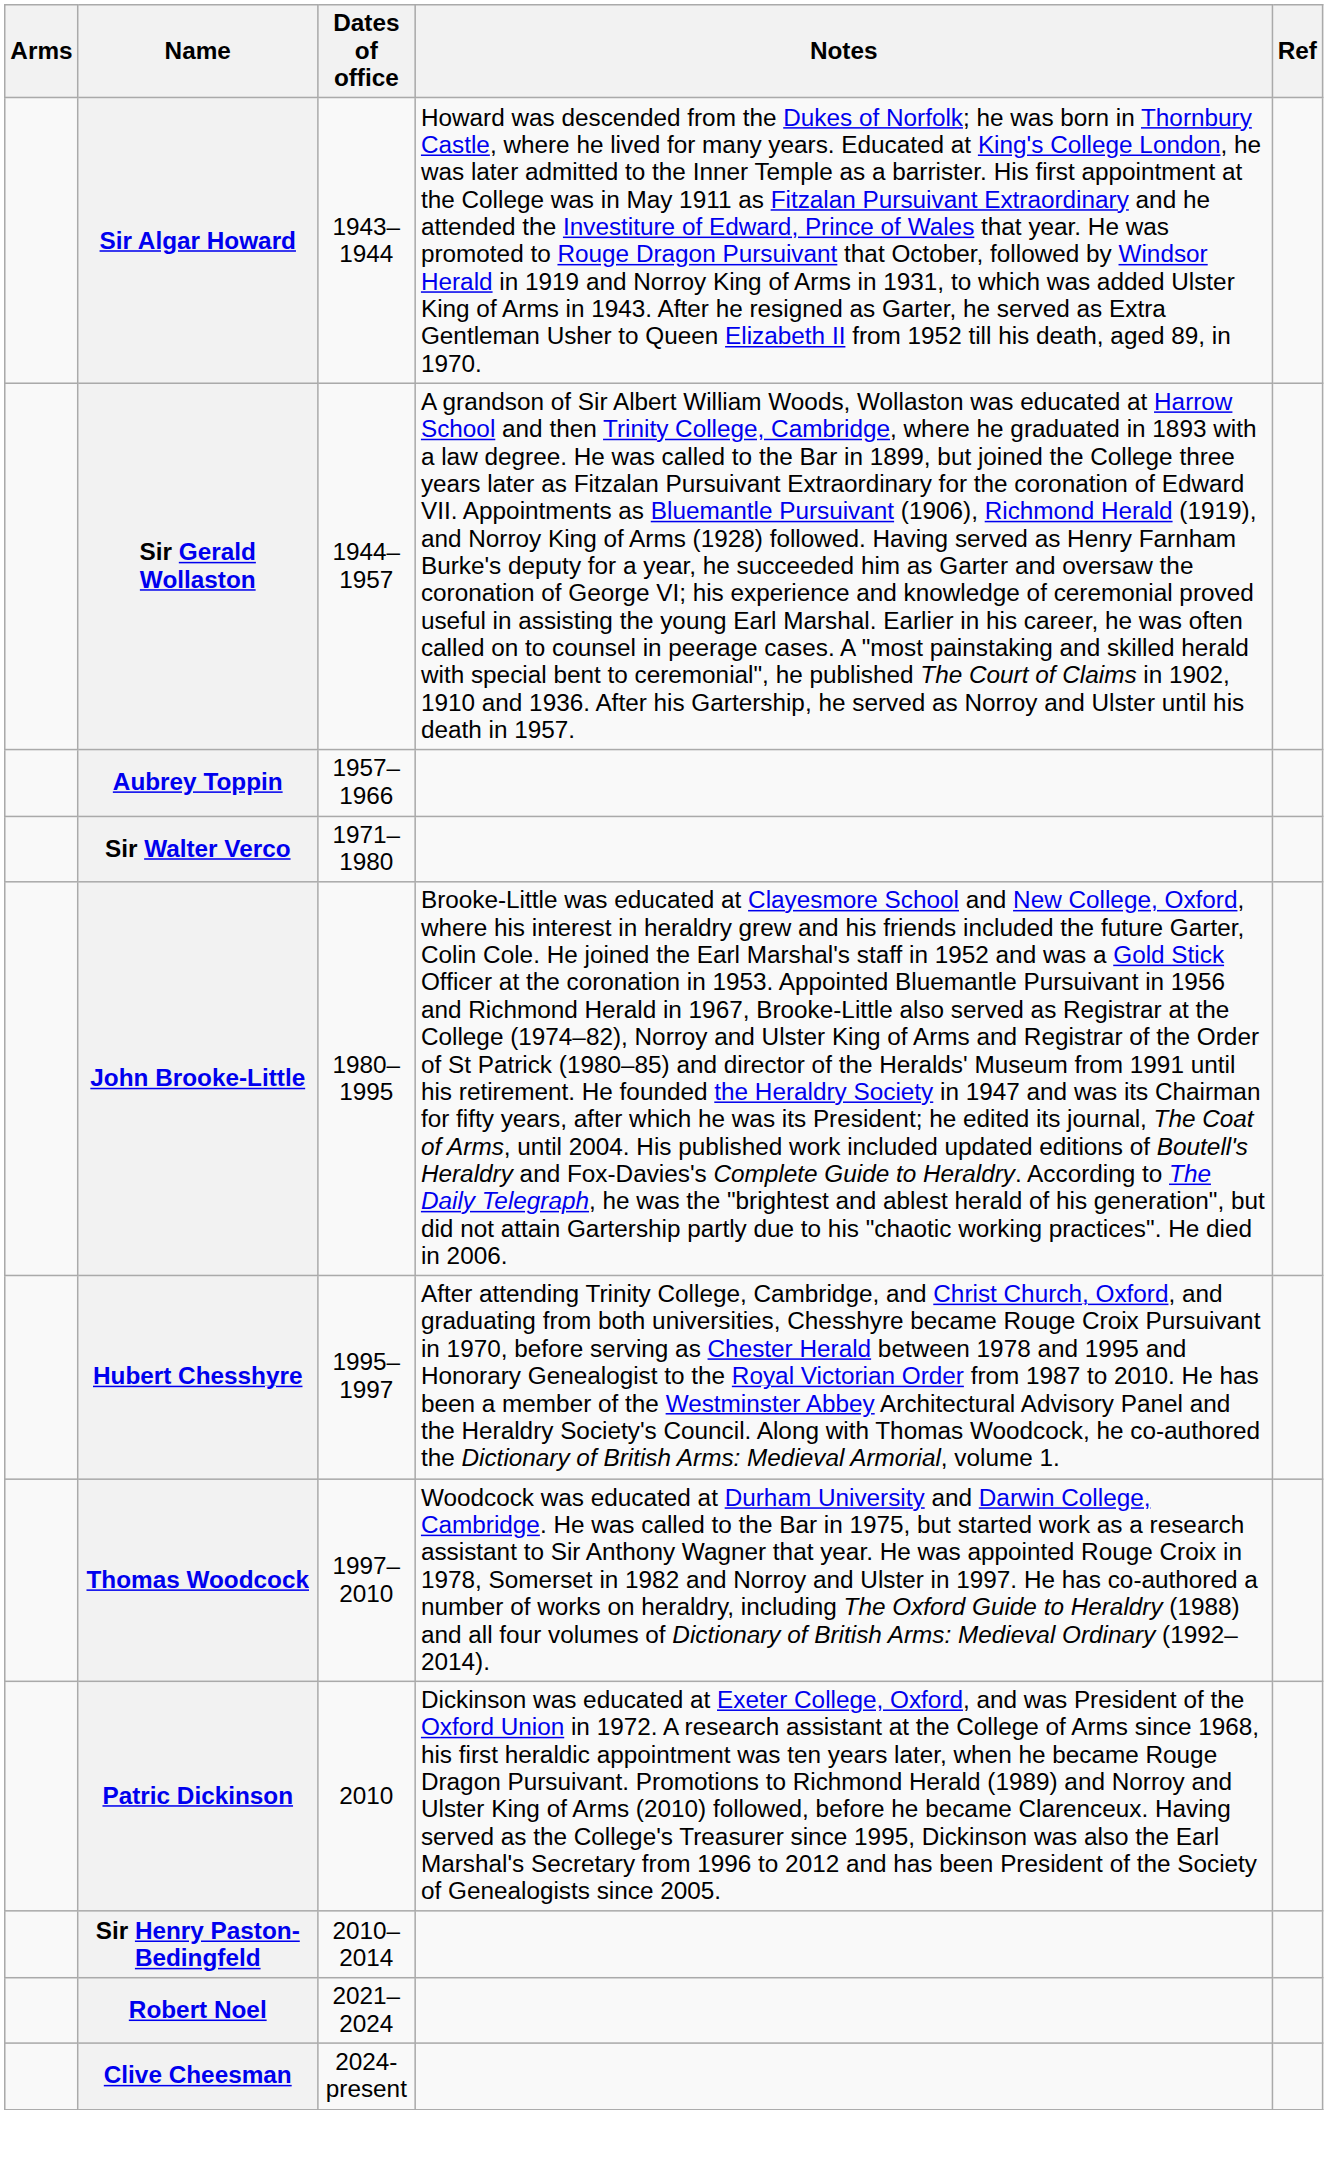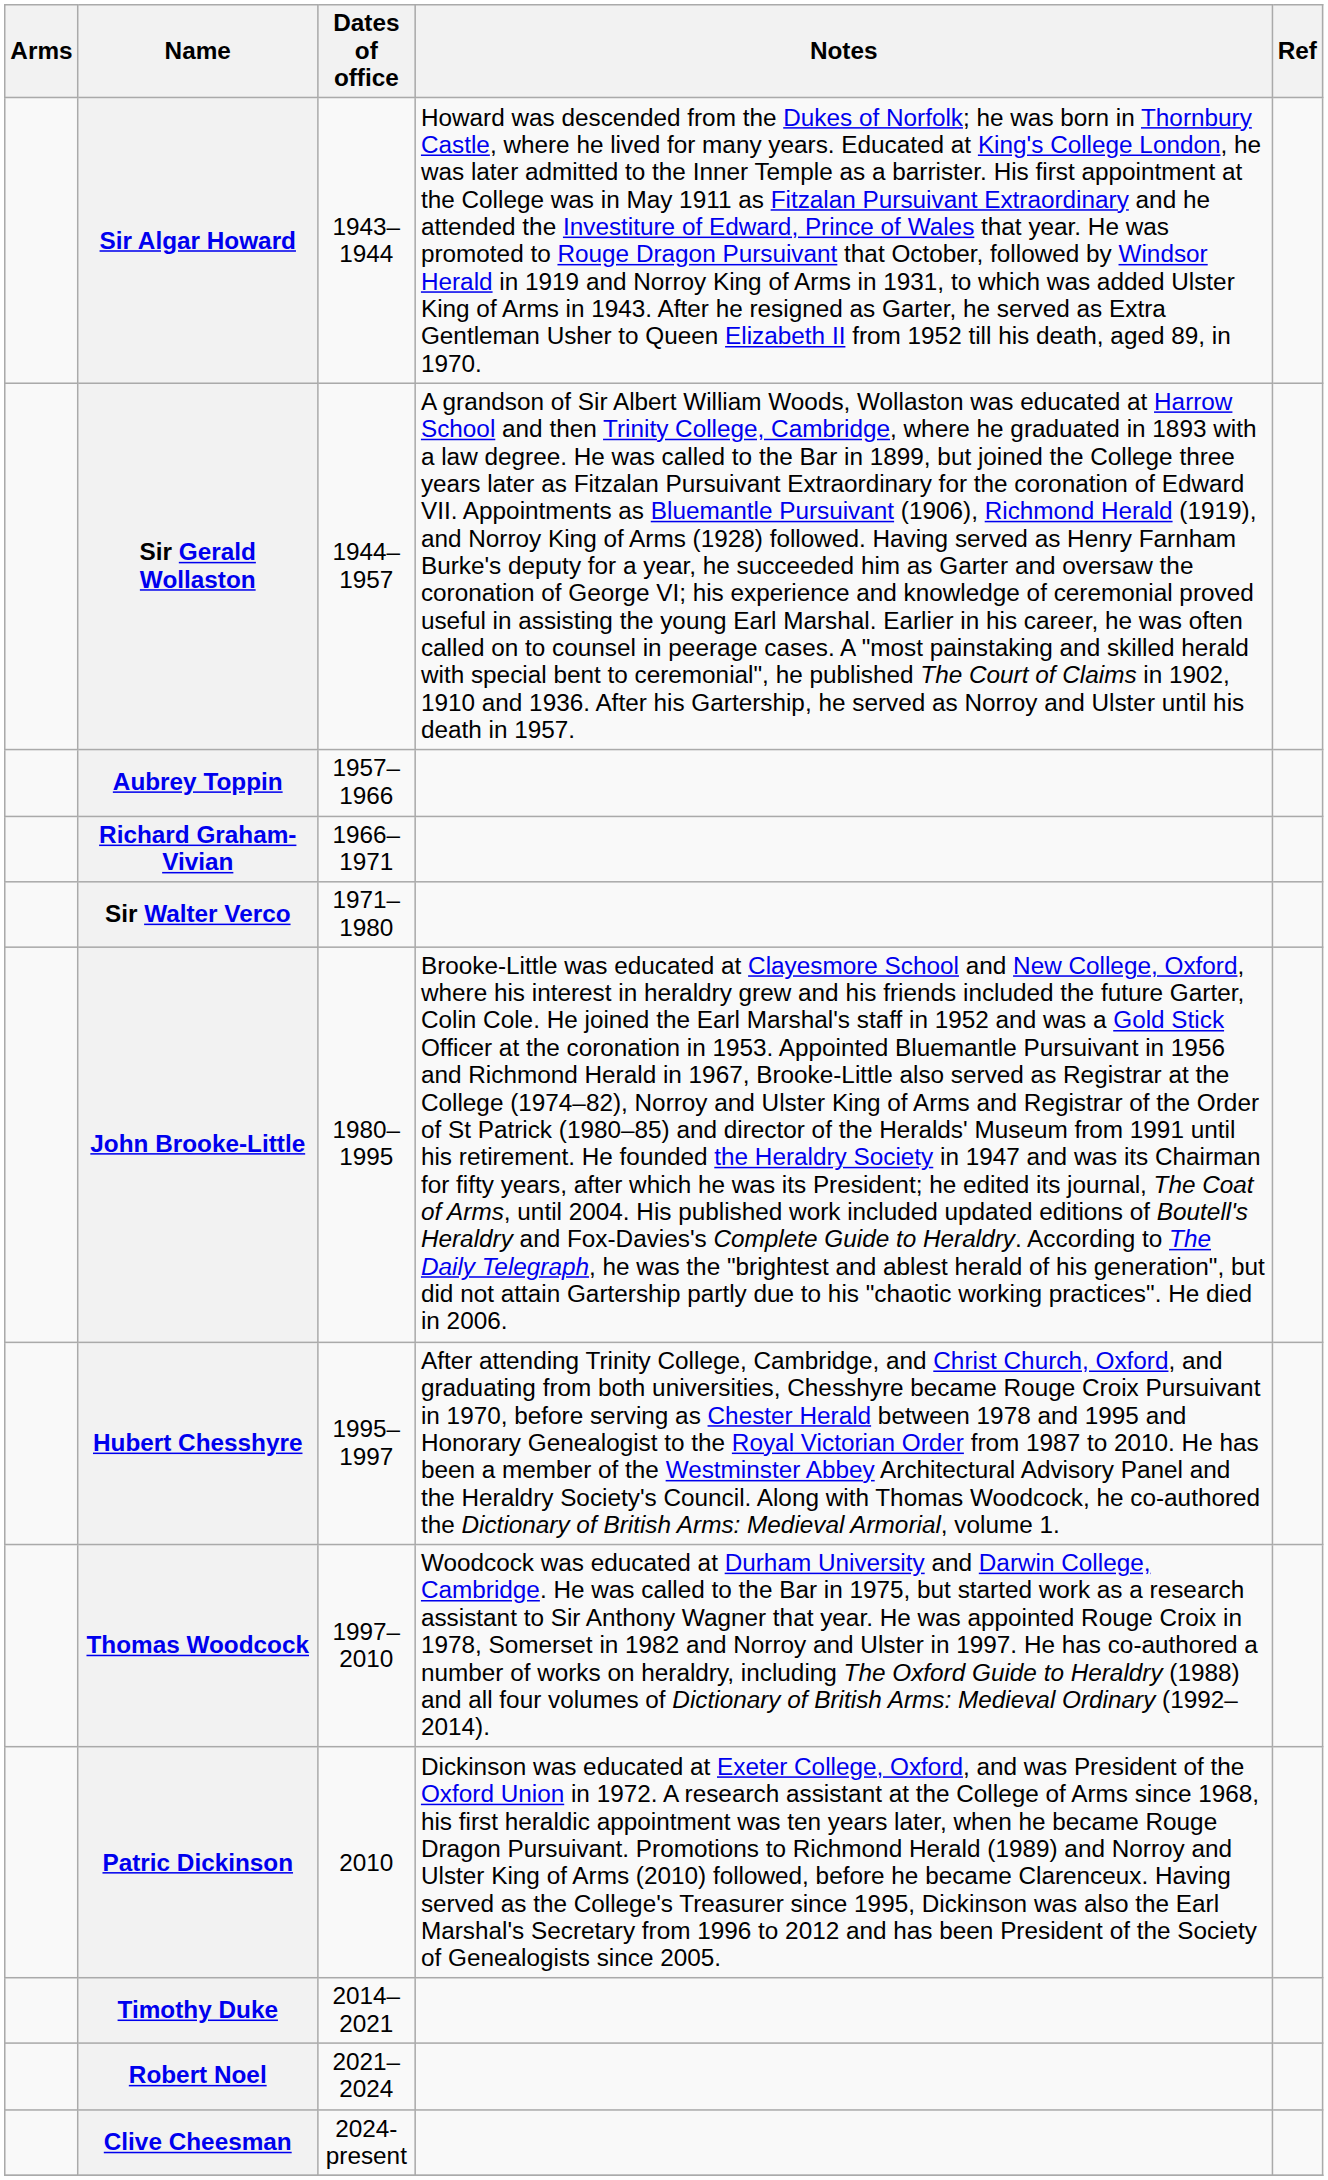+ row: (198, 848)
- row: (198, 1944)
+ row: (198, 2010)
